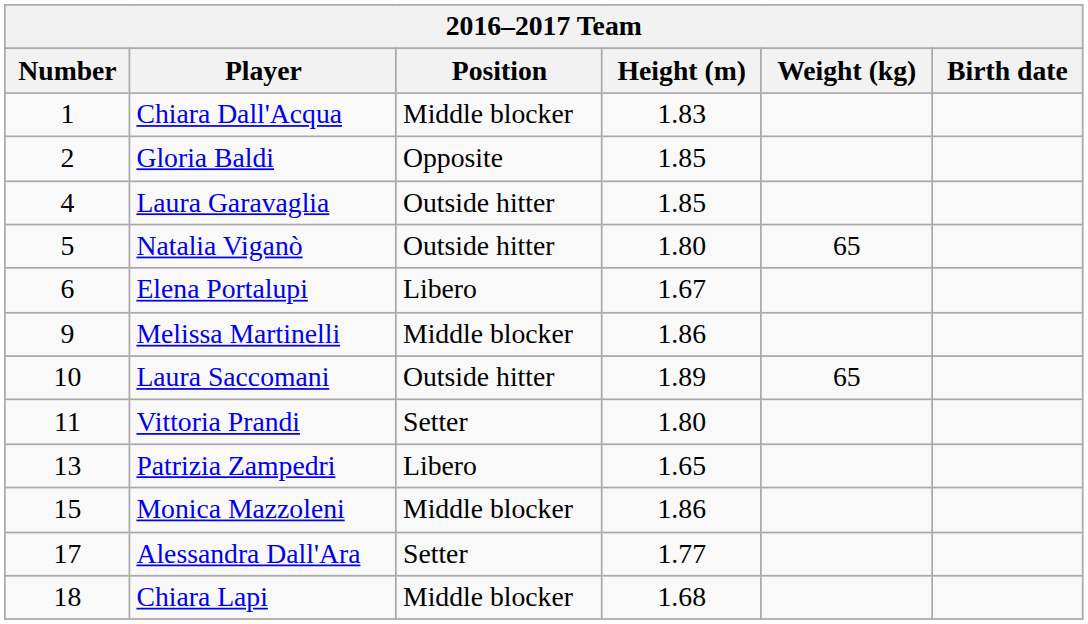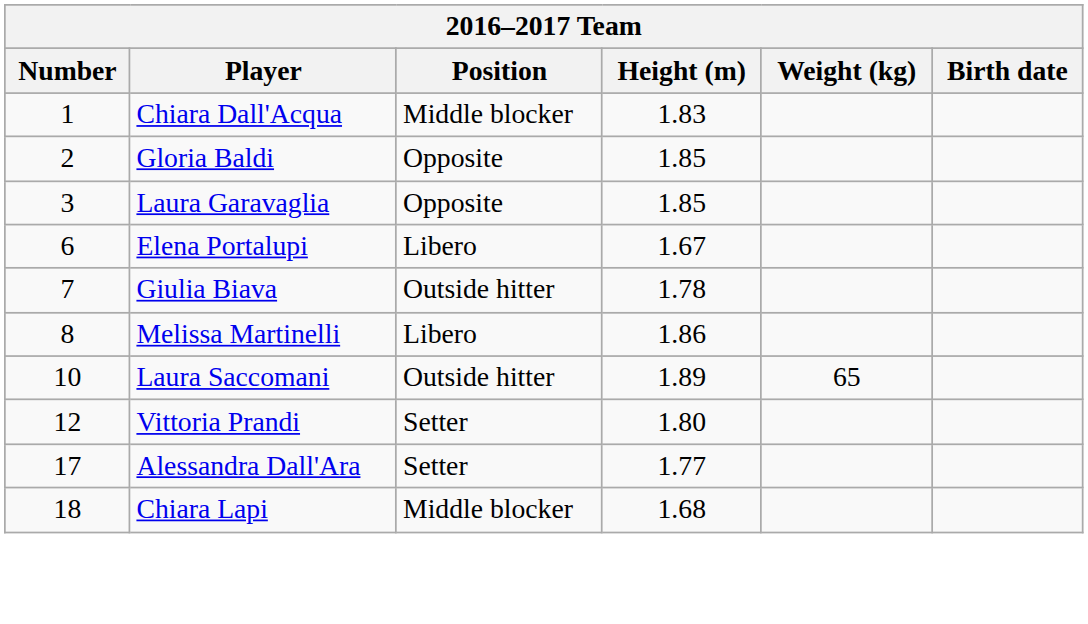(67, 202) 4 -> (67, 202) 3
(479, 202) Outside hitter -> (453, 202) Opposite
- row: (220, 245)
+ row: (207, 289)
(67, 333) 9 -> (67, 333) 8
(488, 333) Middle blocker -> (440, 333) Libero
(67, 421) 11 -> (67, 421) 12
- row: (236, 465)
- row: (241, 509)
